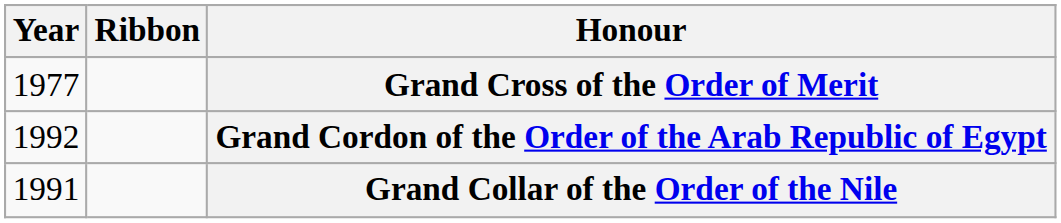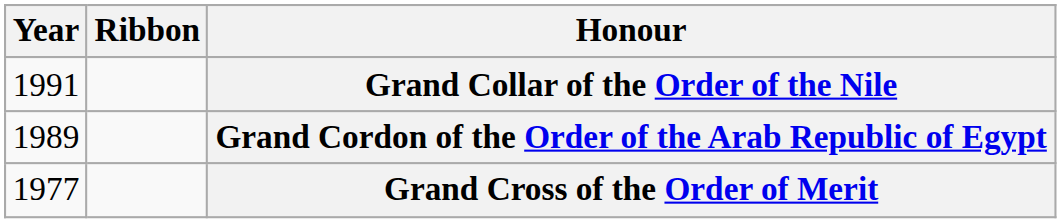rows swapped: (631, 189) <-> (631, 83)
(46, 136) 1992 -> (46, 136) 1989
